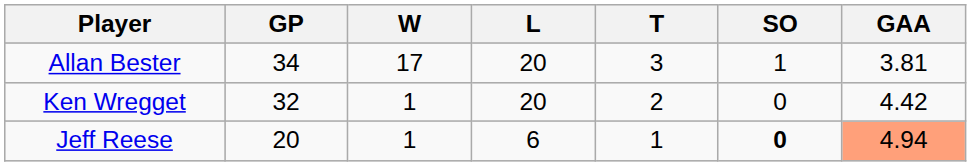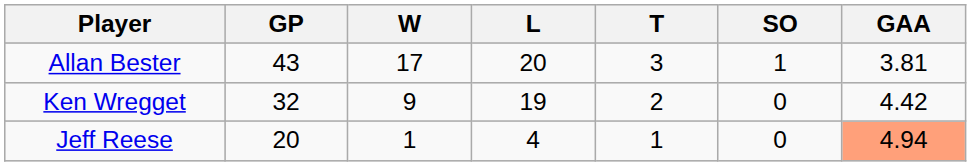(286, 62) 34 -> (286, 62) 43
(410, 101) 1 -> (410, 101) 9
(533, 101) 20 -> (533, 101) 19
(533, 140) 6 -> (533, 140) 4
(780, 140) bold -> (780, 140) normal
